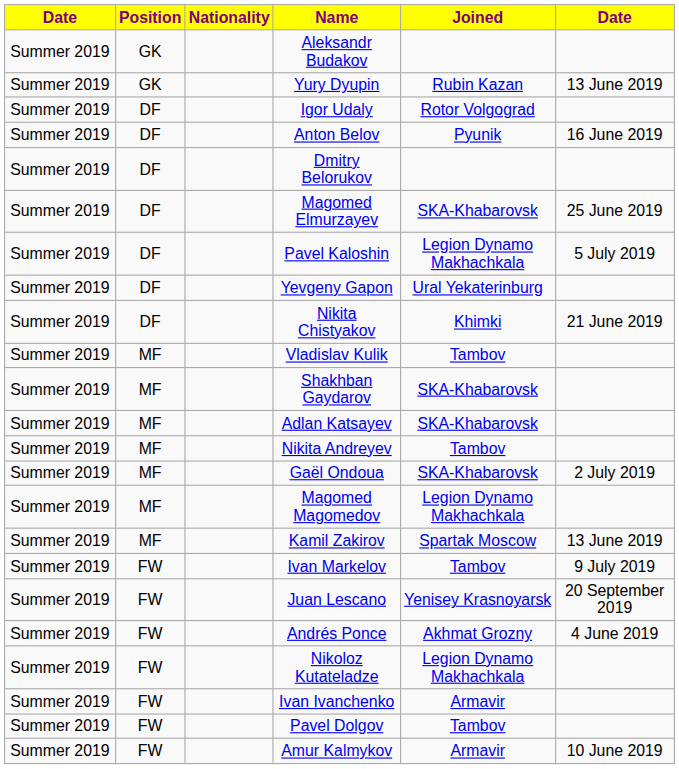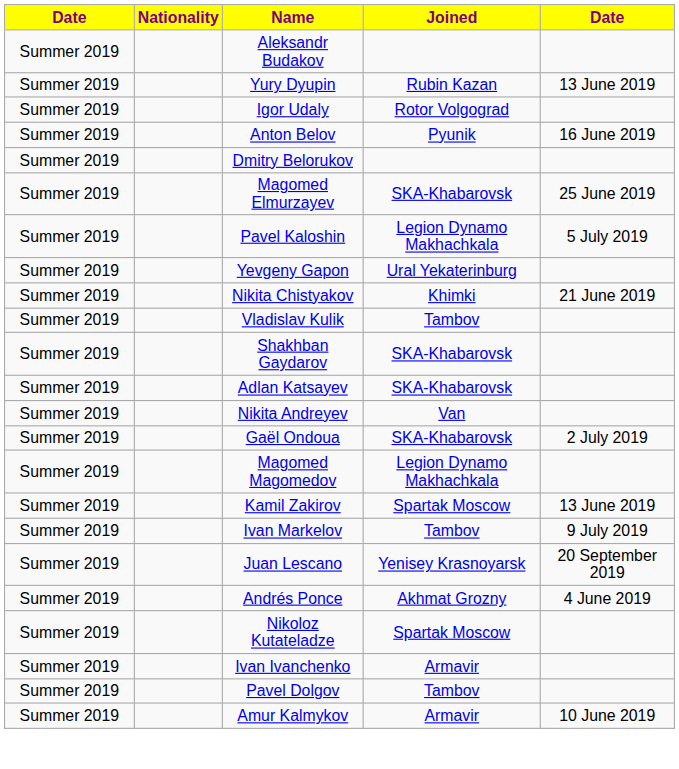- column: (150, 17)
(478, 448) Tambov -> (452, 413) Van
(478, 668) Legion Dynamo Makhachkala -> (452, 632) Spartak Moscow
